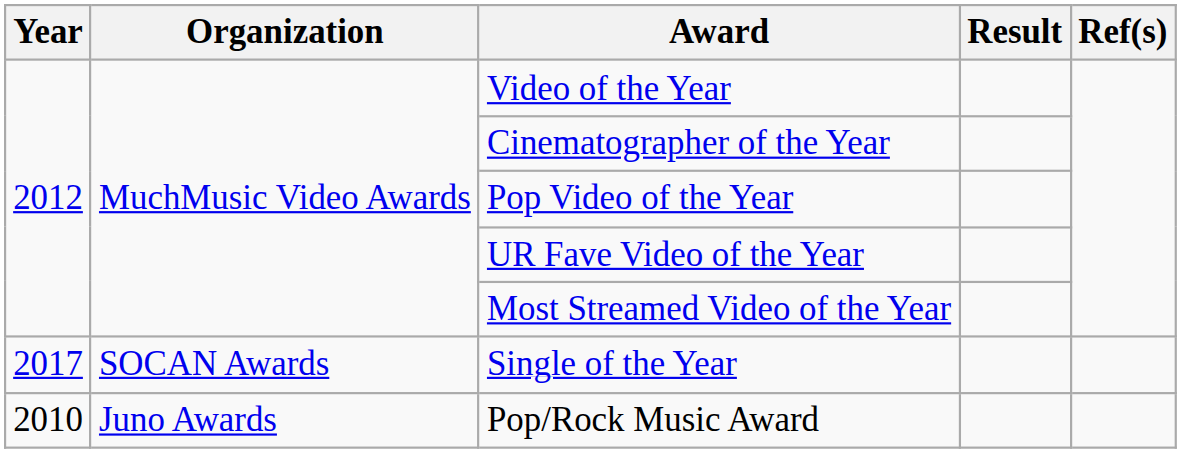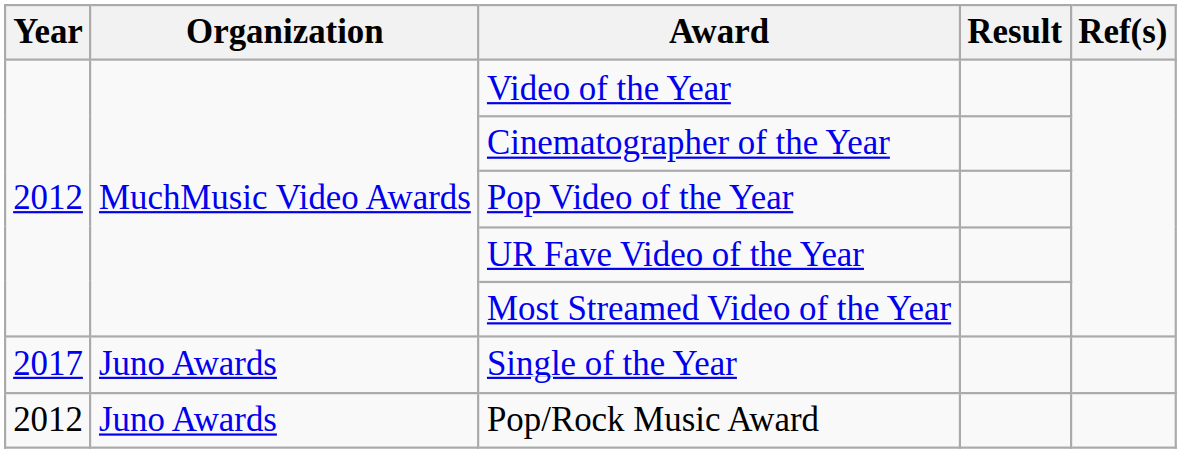(214, 364) SOCAN Awards -> (188, 364) Juno Awards
(48, 419) 2010 -> (48, 419) 2012
